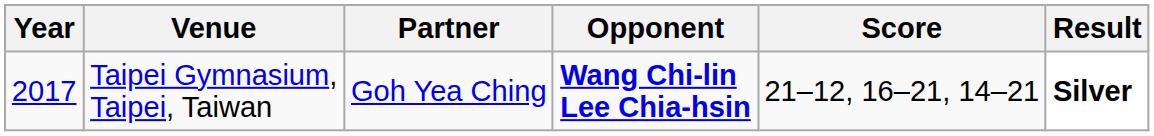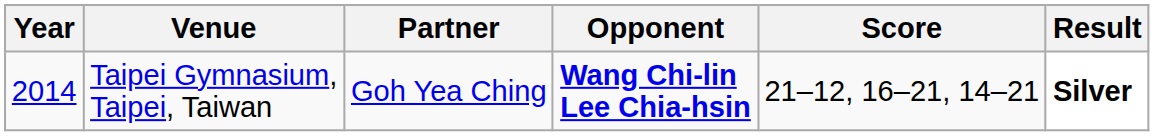(44, 90) 2017 -> (44, 90) 2014
